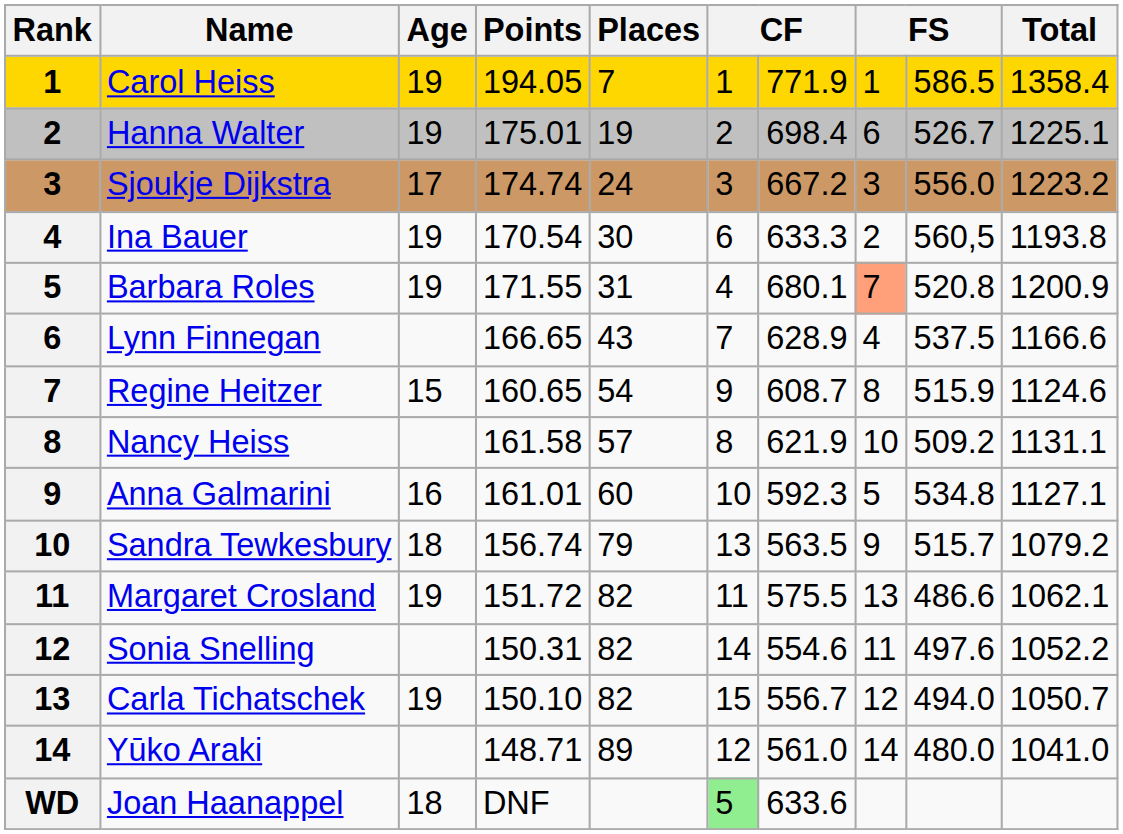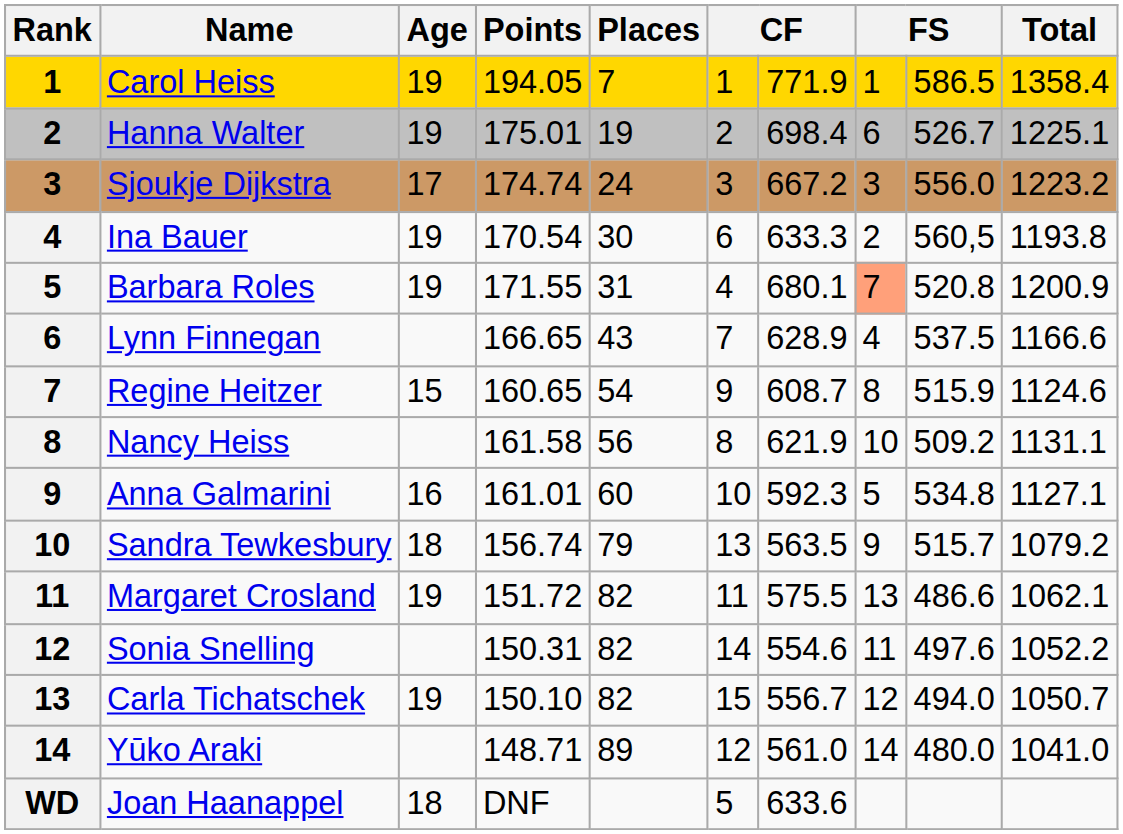(615, 442) 57 -> (615, 442) 56
(724, 802) lightgreen background -> (724, 802) no background
